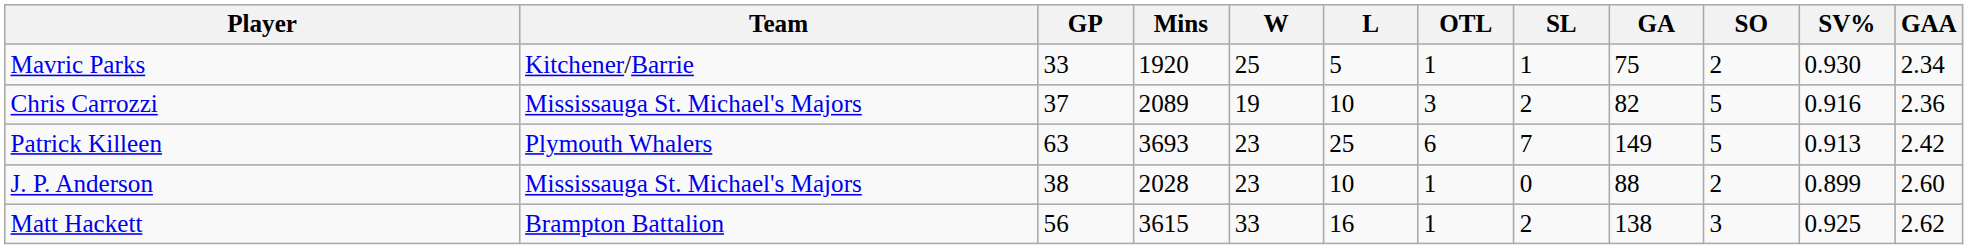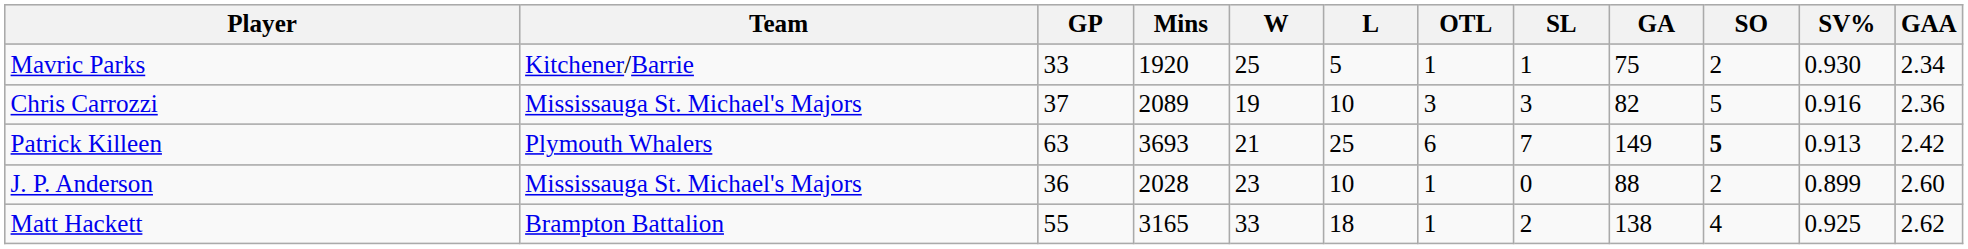(1526, 104) 2 -> (1526, 104) 3
(1247, 143) 23 -> (1247, 143) 21
(1716, 143) normal -> (1716, 143) bold
(1056, 183) 38 -> (1056, 183) 36
(1056, 223) 56 -> (1056, 223) 55
(1164, 223) 3615 -> (1164, 223) 3165
(1342, 223) 16 -> (1342, 223) 18
(1716, 223) 3 -> (1716, 223) 4
